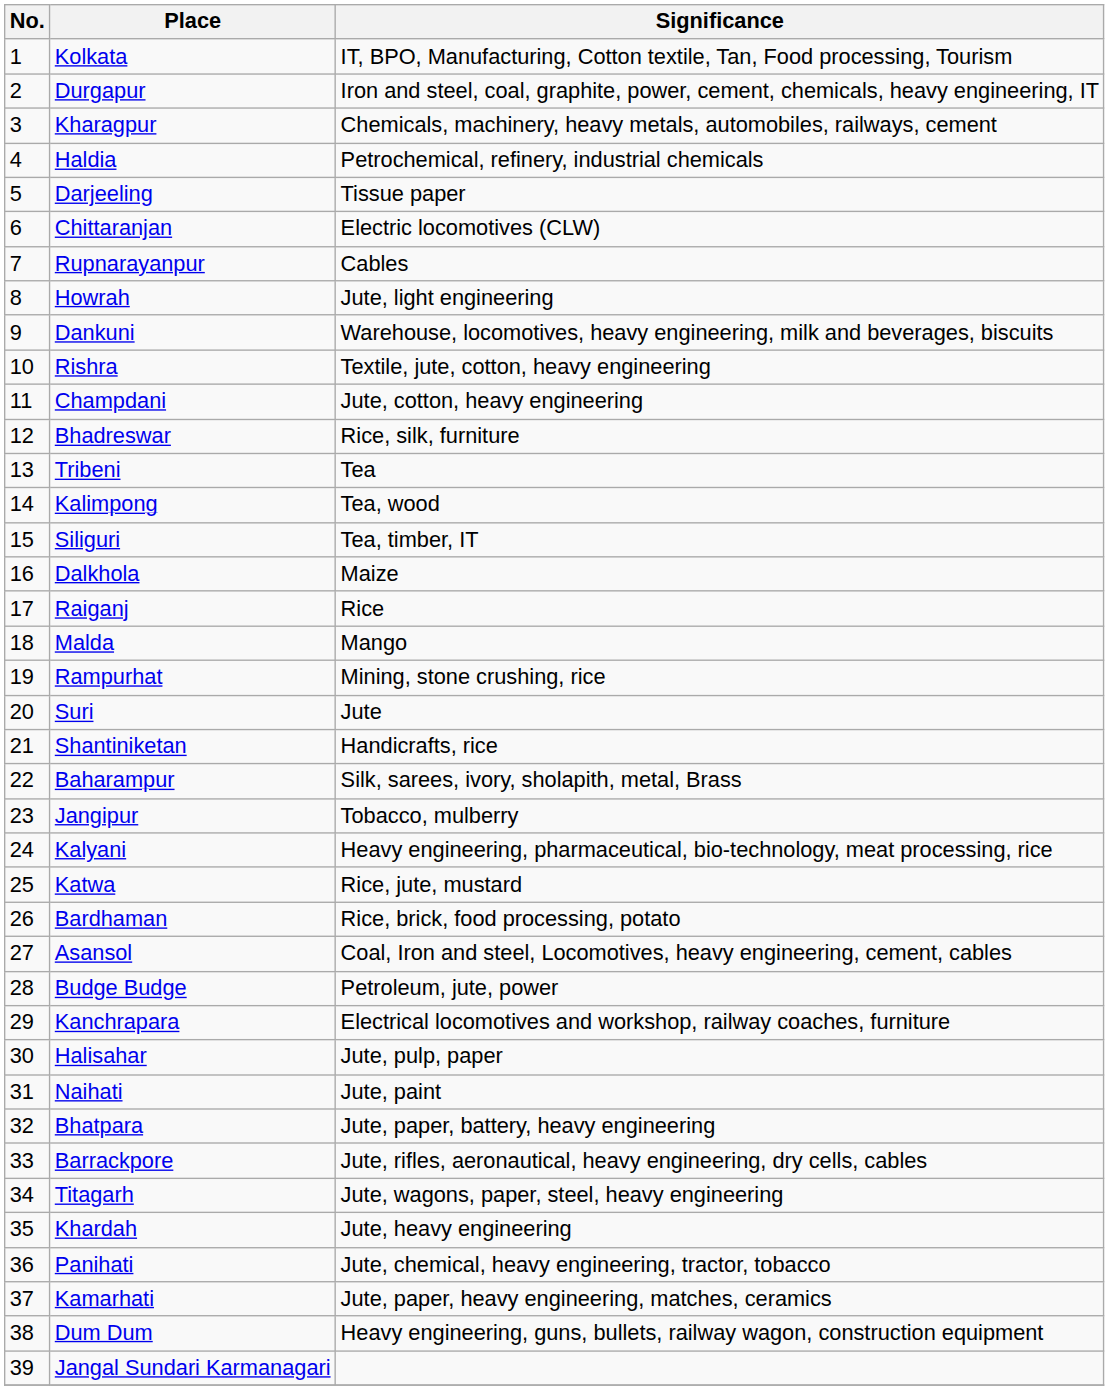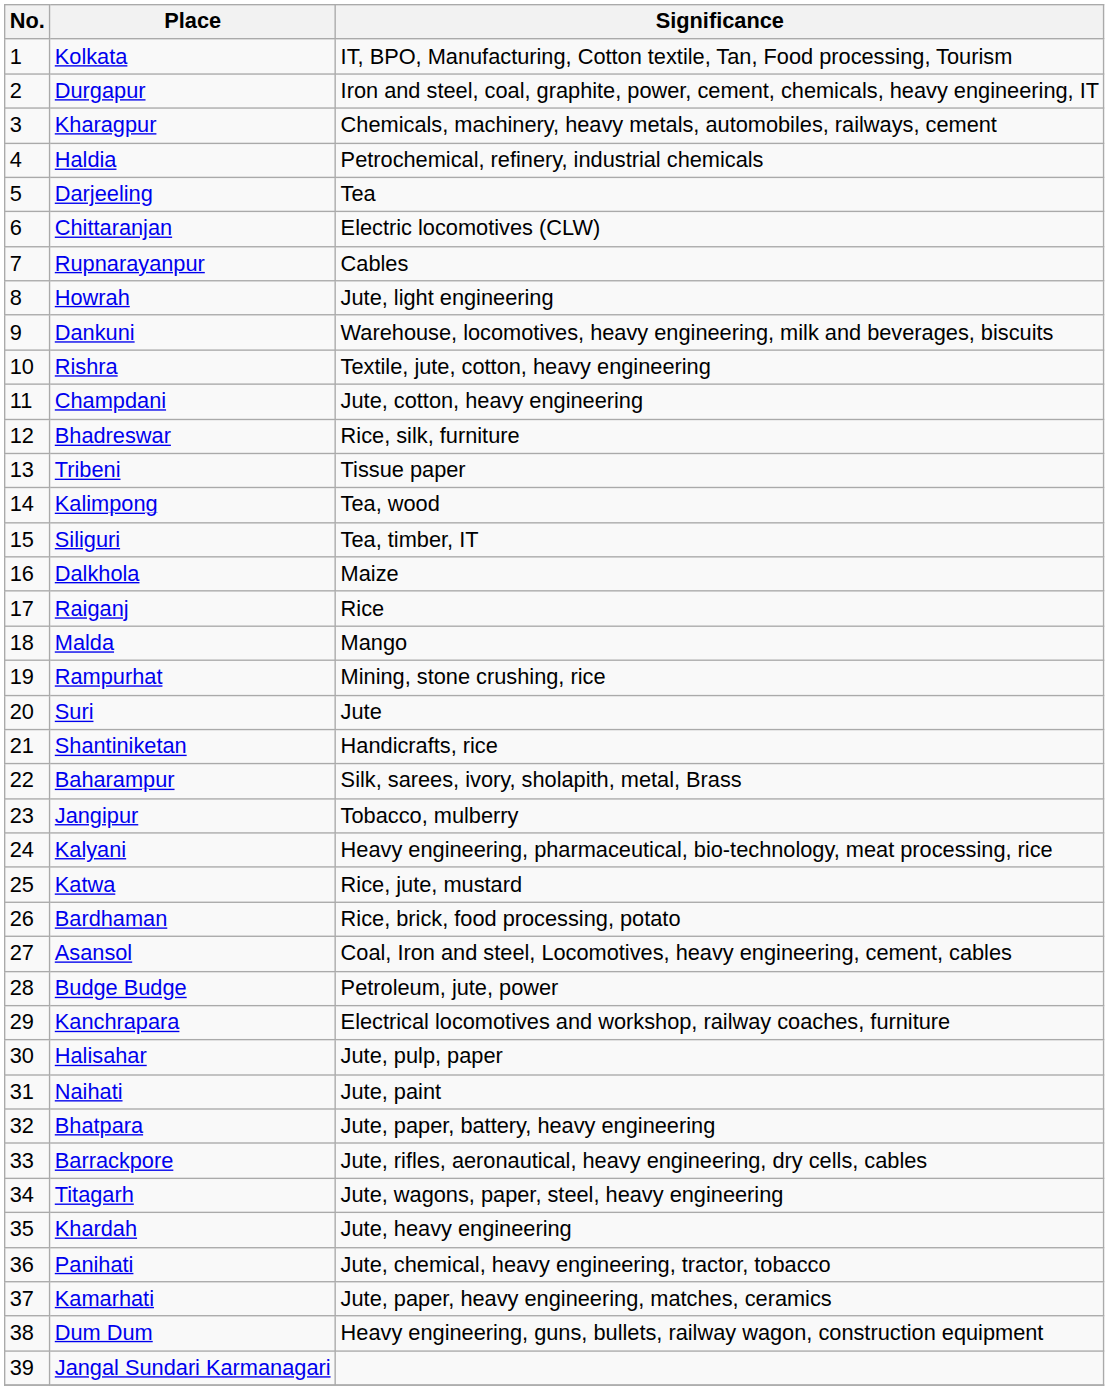(403, 194) Tissue paper -> (358, 194) Tea
(358, 470) Tea -> (403, 470) Tissue paper
